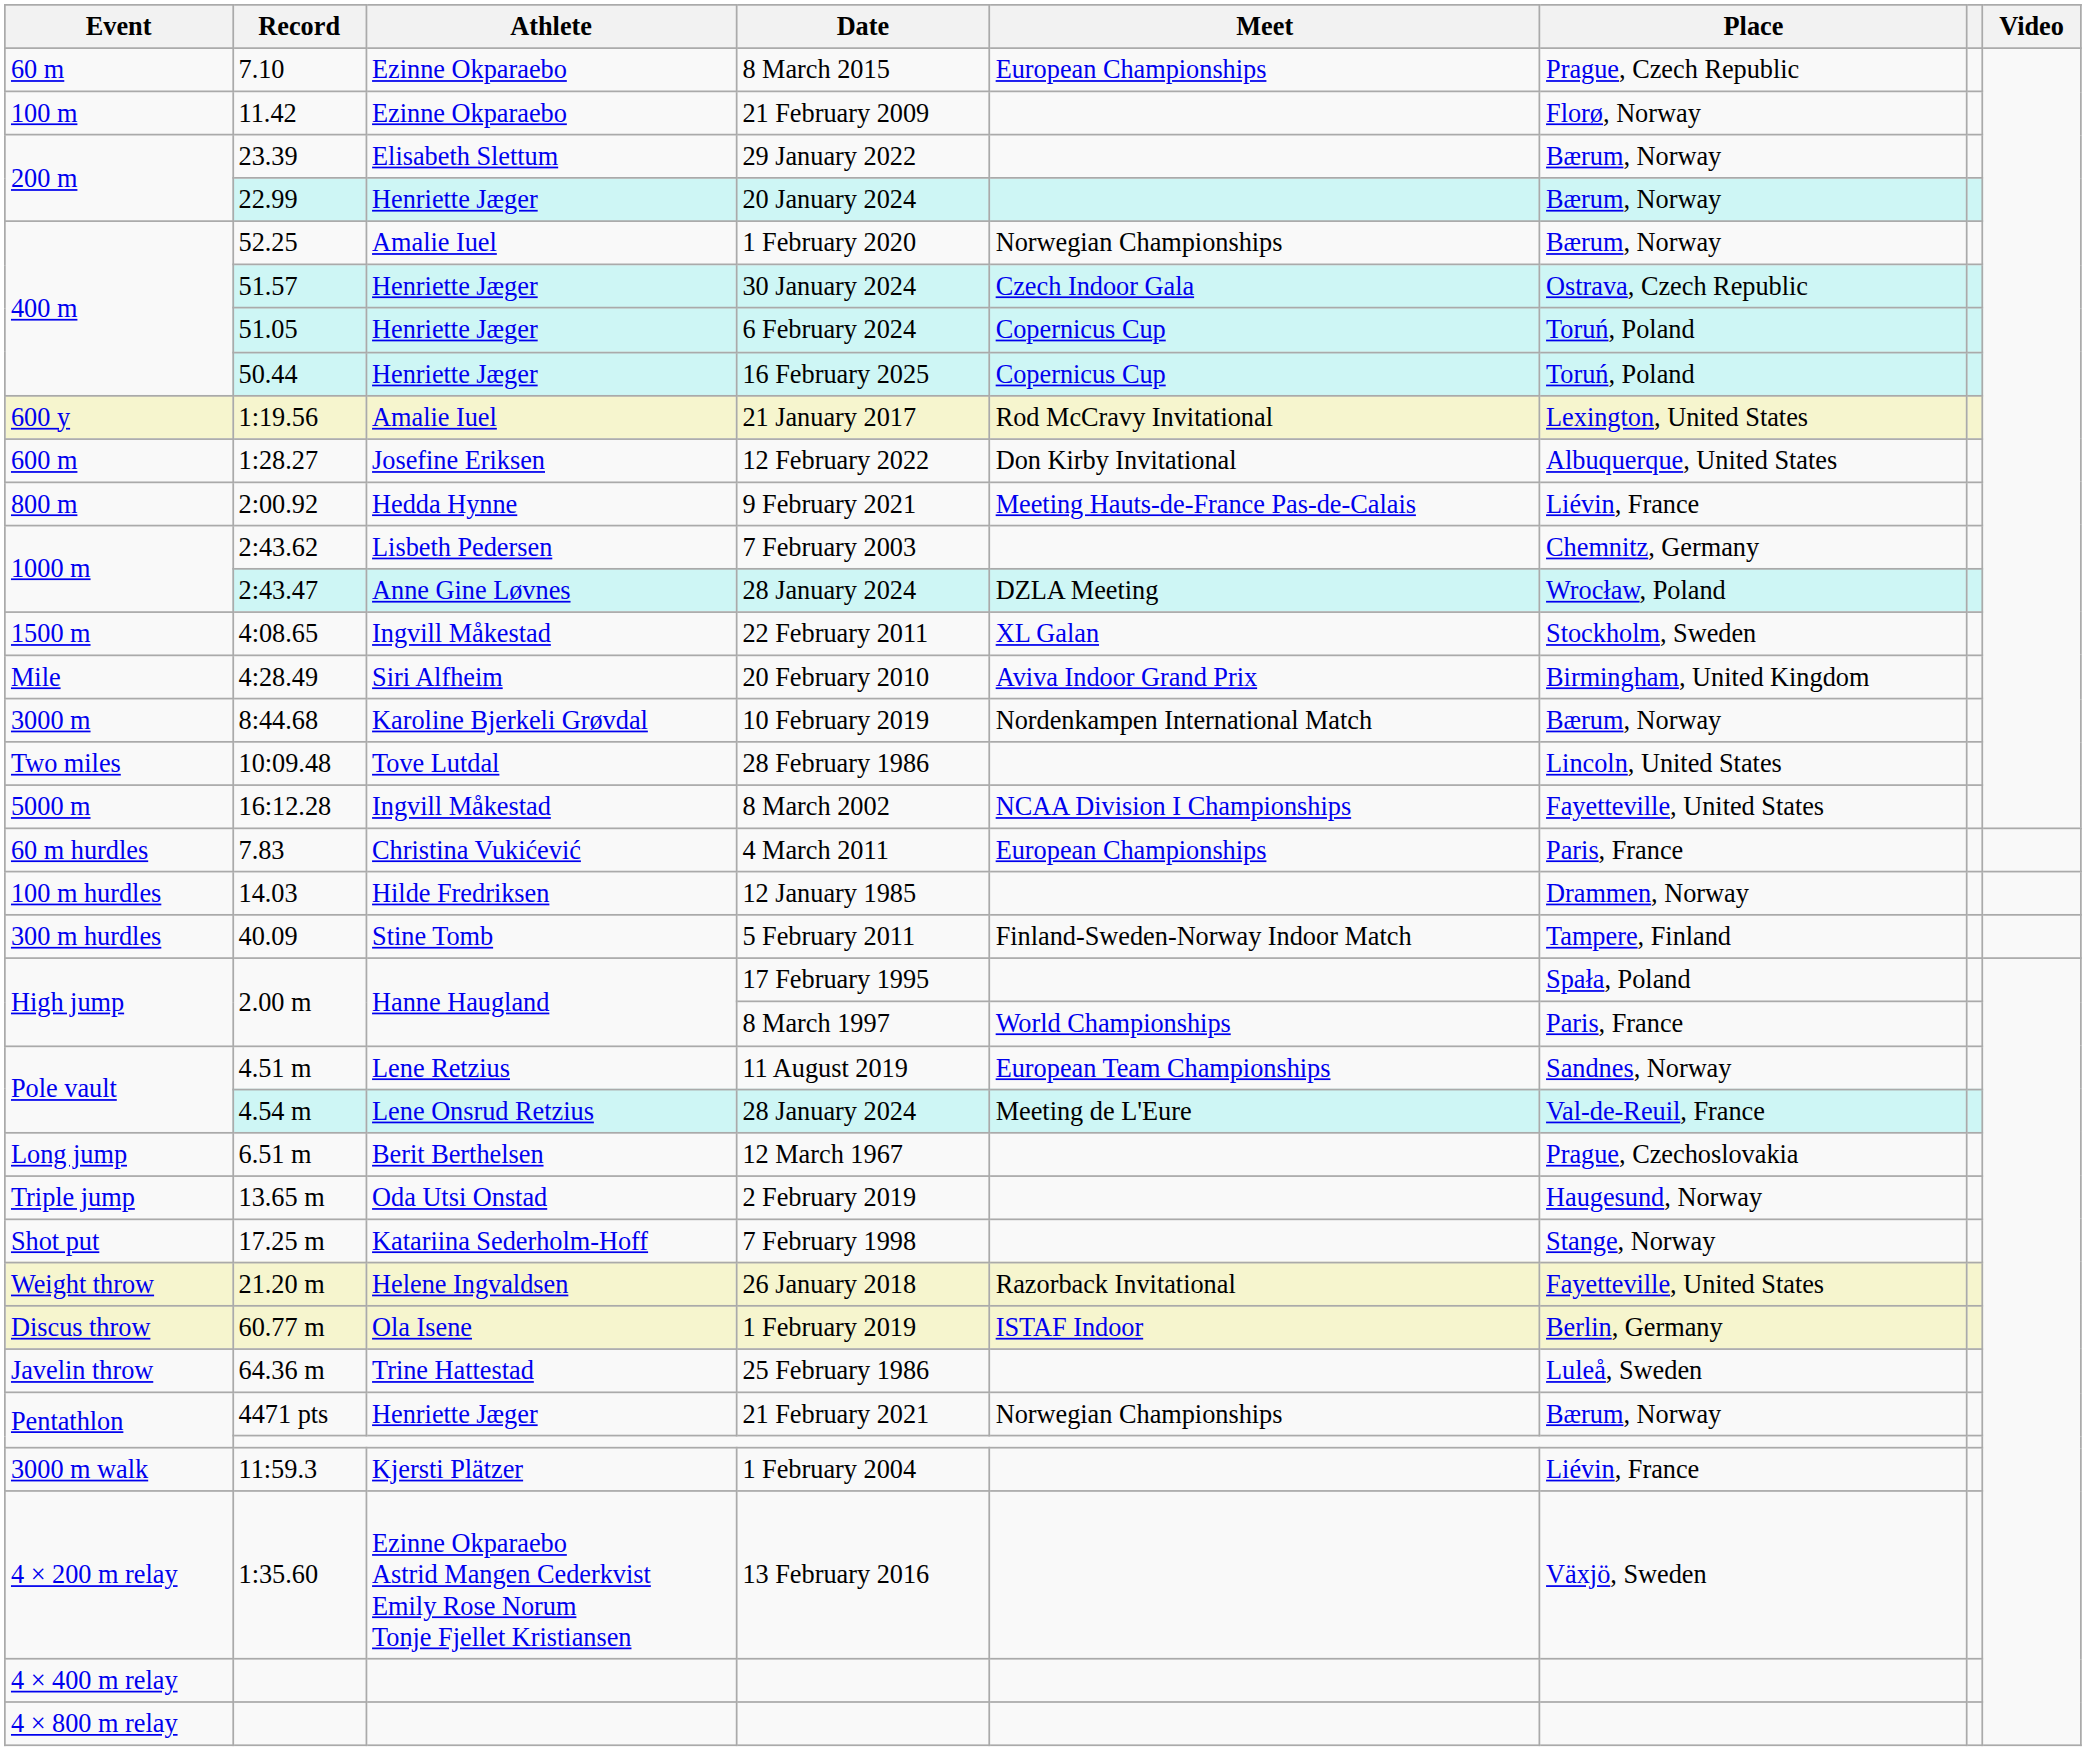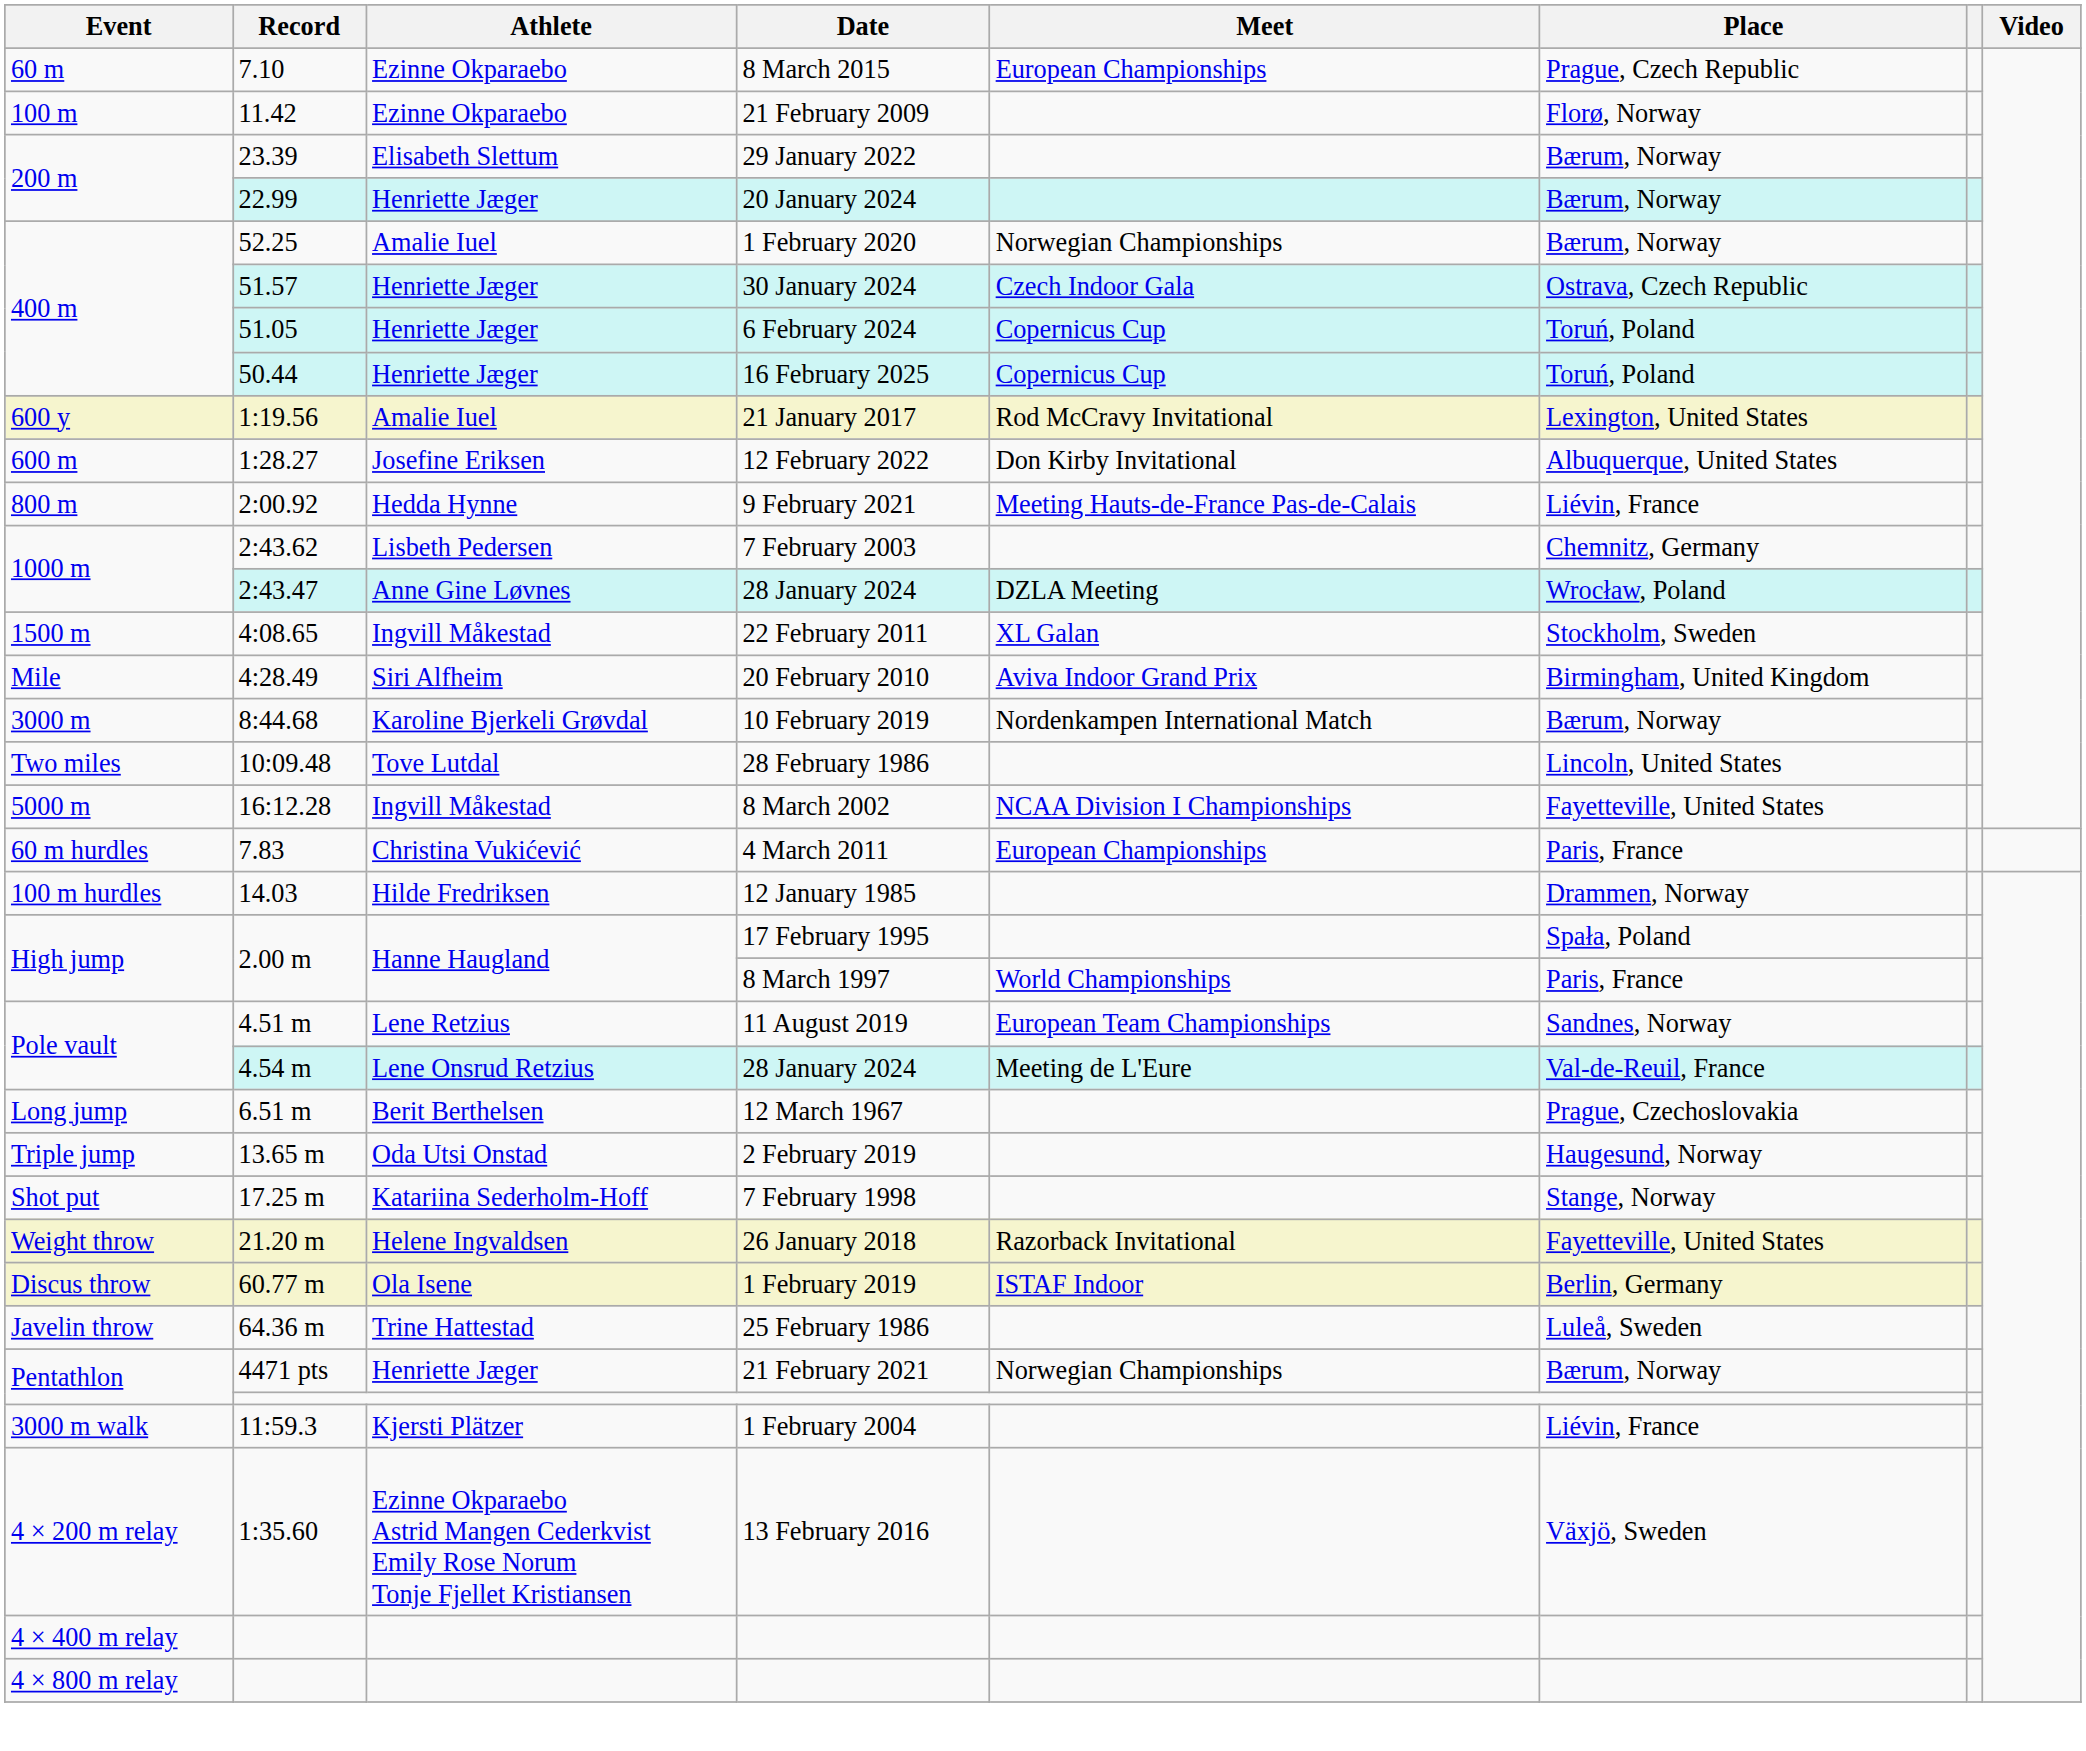- row: (86, 936)
